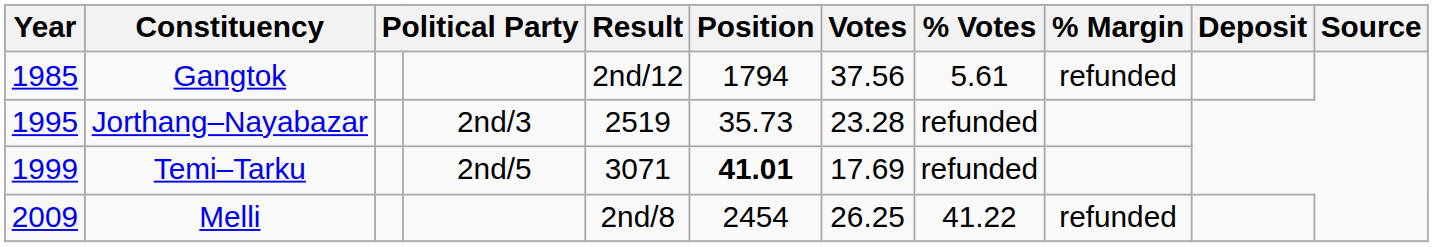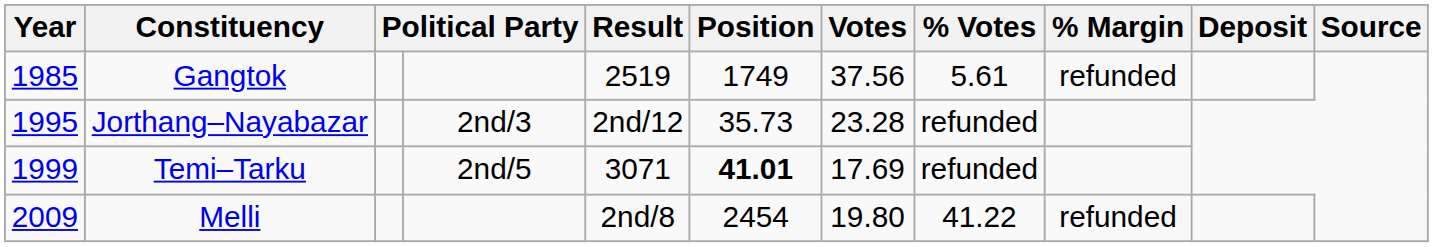(638, 75) 2nd/12 -> (638, 75) 2519
(756, 75) 1794 -> (756, 75) 1749
(638, 122) 2519 -> (638, 122) 2nd/12
(868, 216) 26.25 -> (868, 216) 19.80
